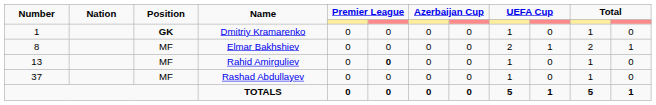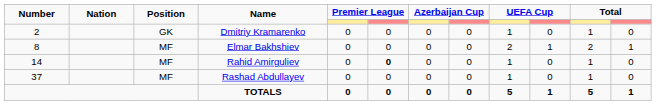(37, 31) 1 -> (37, 31) 2
(166, 31) bold -> (166, 31) normal
(37, 62) 13 -> (37, 62) 14
